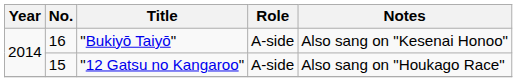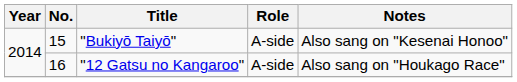(57, 40) 16 -> (57, 40) 15
(57, 64) 15 -> (57, 64) 16
